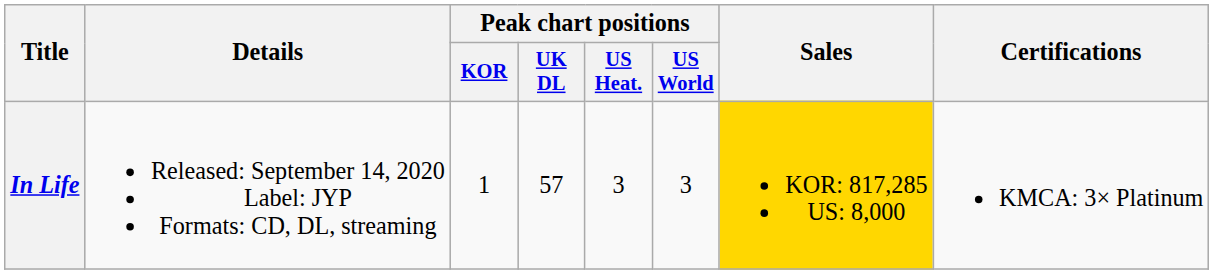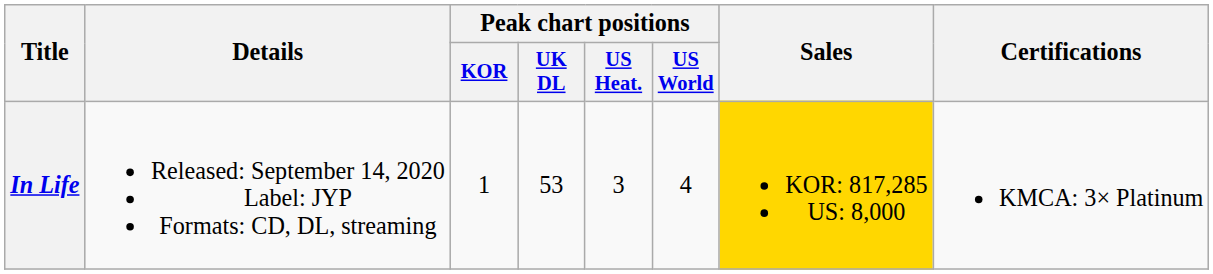(551, 184) 57 -> (551, 184) 53
(686, 184) 3 -> (686, 184) 4
